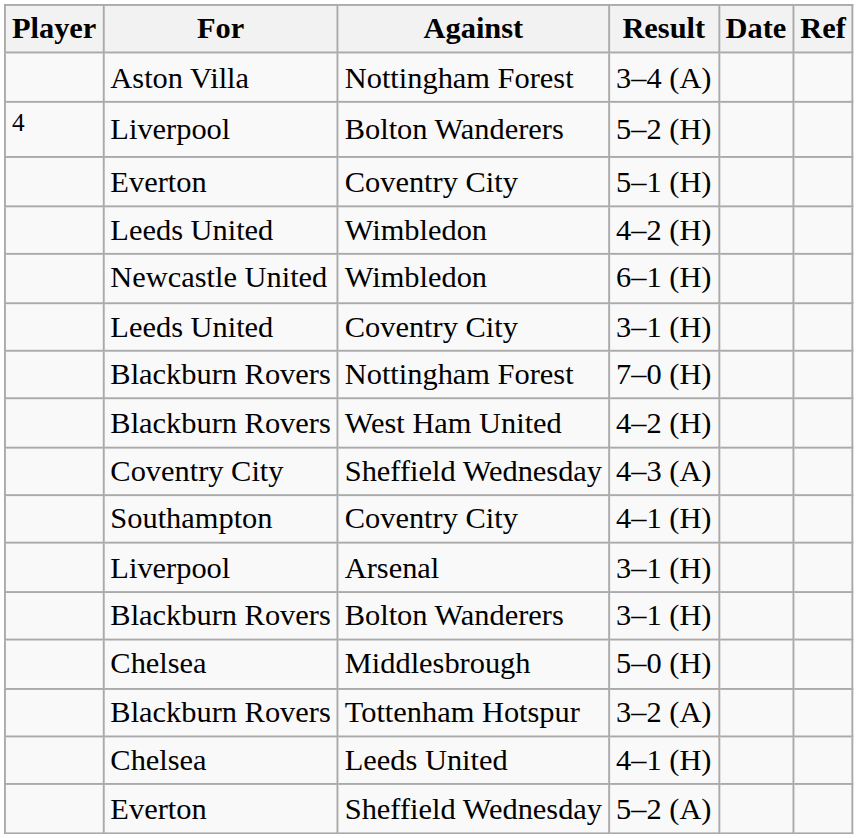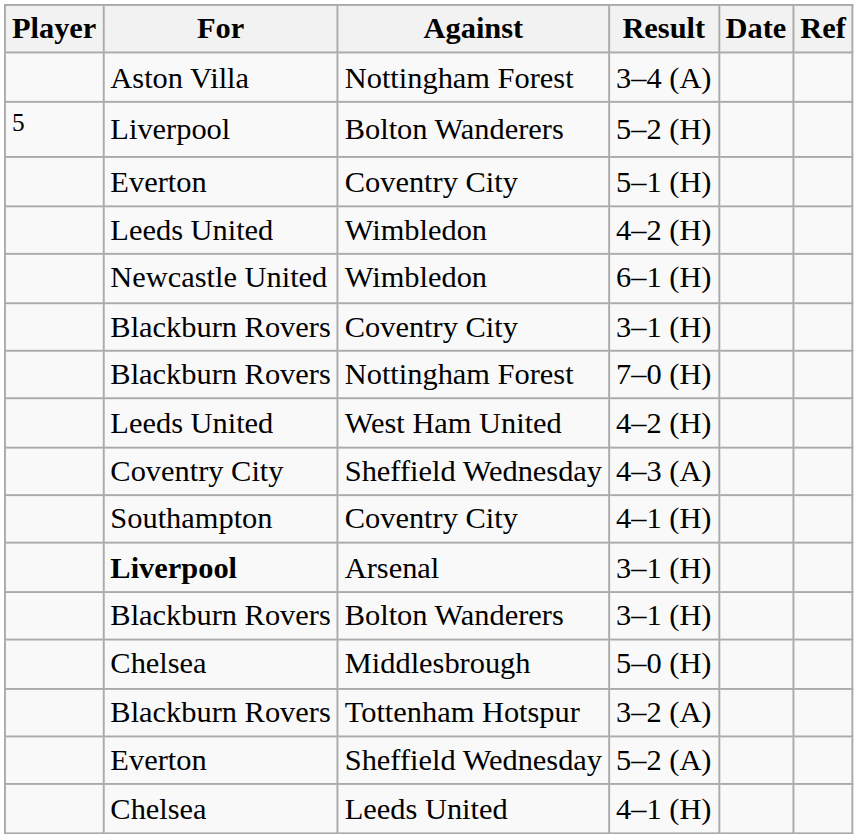(18, 123) 4 -> (18, 123) 5
(192, 326) Leeds United -> (221, 326) Blackburn Rovers
(221, 422) Blackburn Rovers -> (192, 422) Leeds United
(170, 567) normal -> (174, 567) bold
rows swapped: (426, 760) <-> (473, 808)
